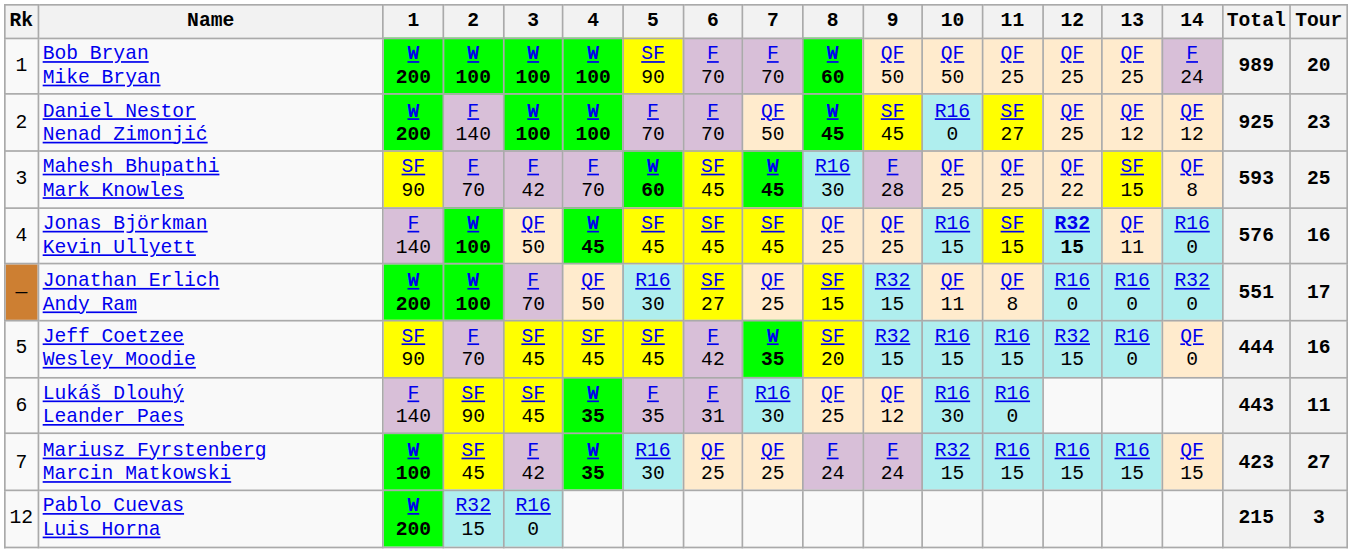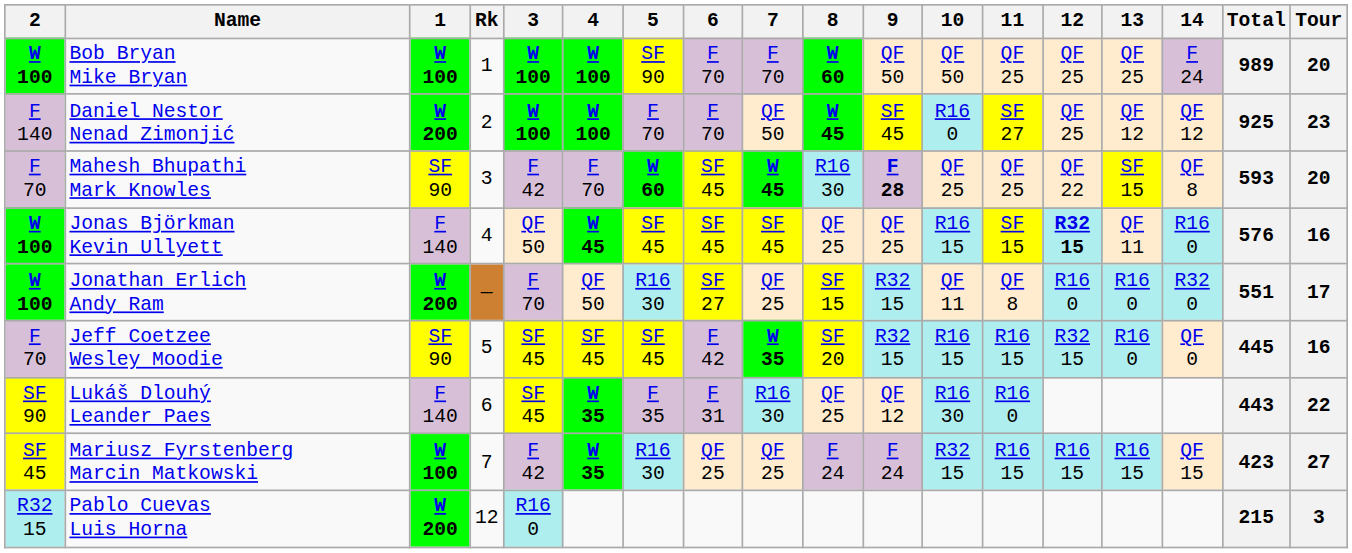columns swapped: (21, 21) <-> (473, 21)
(413, 66) W 200 -> (440, 66) W 100
(893, 179) normal -> (893, 179) bold
(1319, 179) 25 -> (1319, 179) 20
(1256, 349) 444 -> (1256, 349) 445
(1319, 405) 11 -> (1319, 405) 22
